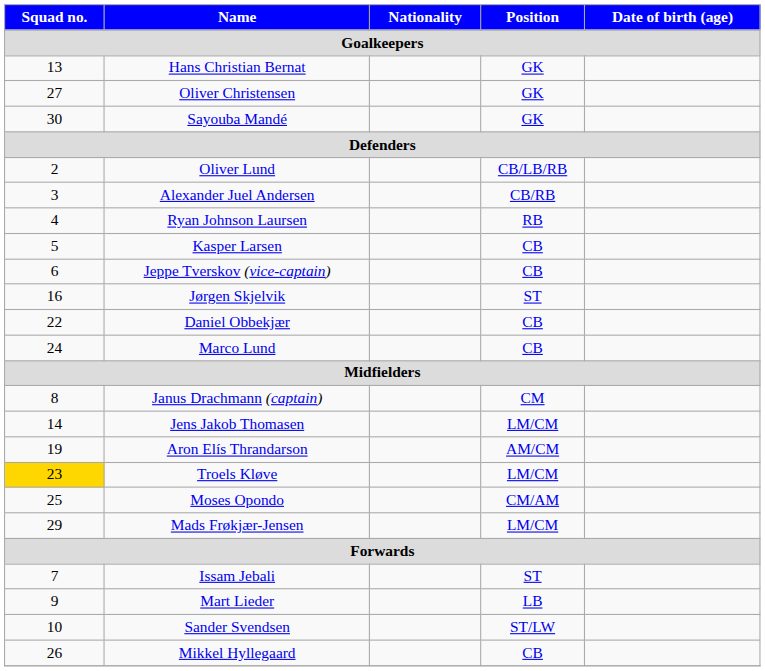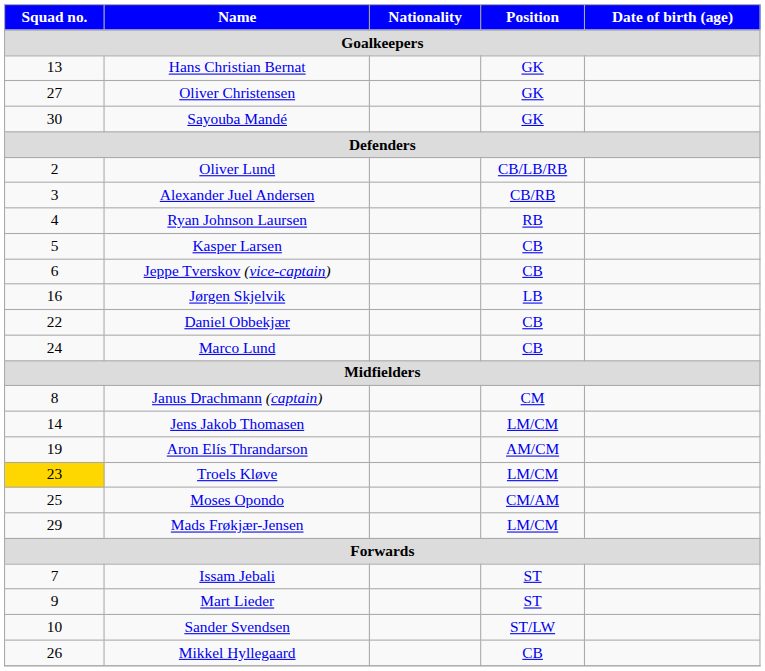(533, 297) ST -> (533, 297) LB
(533, 602) LB -> (533, 602) ST
